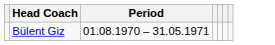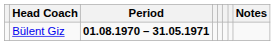+ column: (251, 13)
(146, 31) normal -> (146, 31) bold
